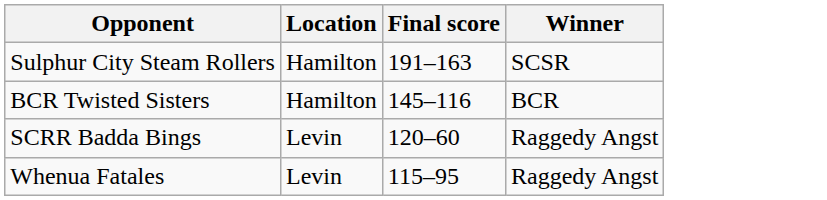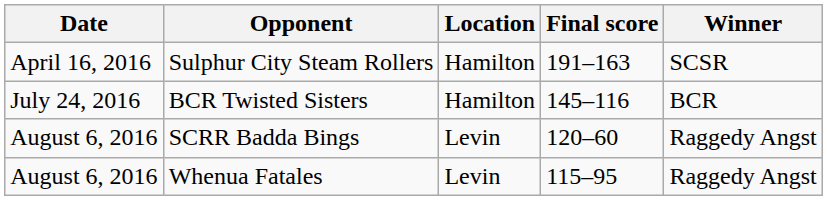+ column: (84, 23)
